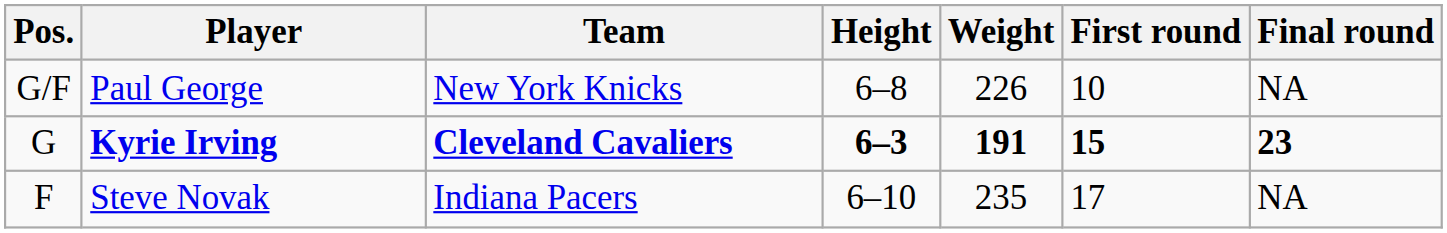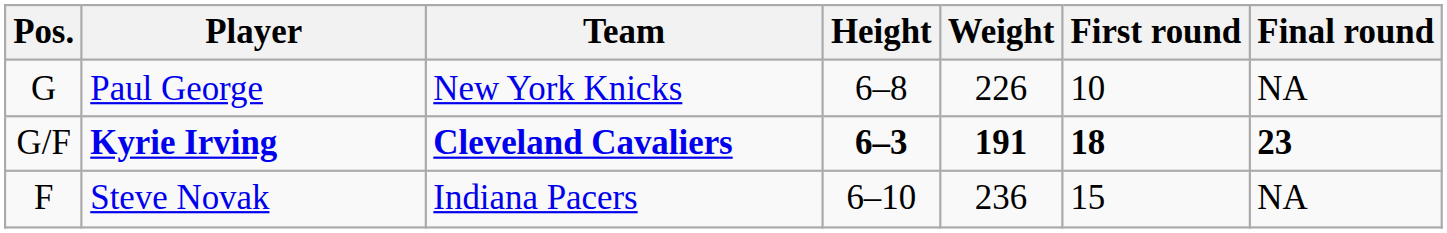(44, 87) G/F -> (44, 87) G
(44, 142) G -> (44, 142) G/F
(1088, 142) 15 -> (1088, 142) 18
(1001, 198) 235 -> (1001, 198) 236
(1088, 198) 17 -> (1088, 198) 15
